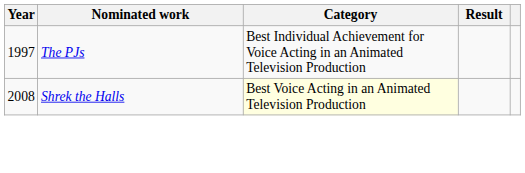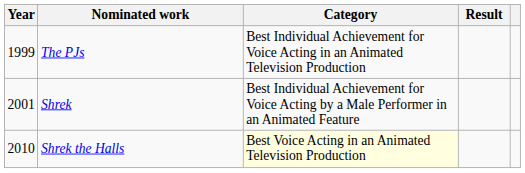(21, 52) 1997 -> (21, 52) 1999
+ row: (56, 104)
(21, 96) 2008 -> (21, 148) 2010
